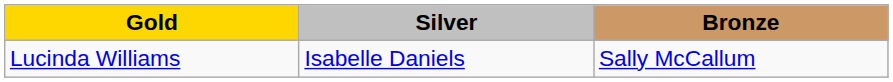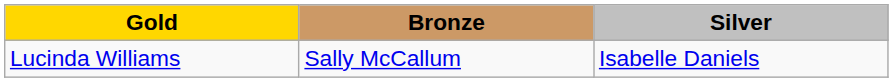columns swapped: (446, 22) <-> (741, 22)
